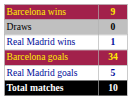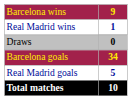rows swapped: (19, 27) <-> (41, 42)
